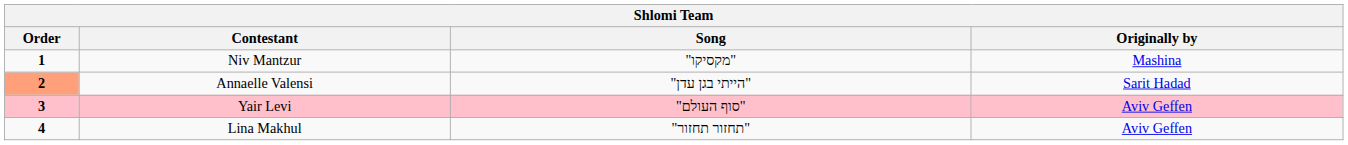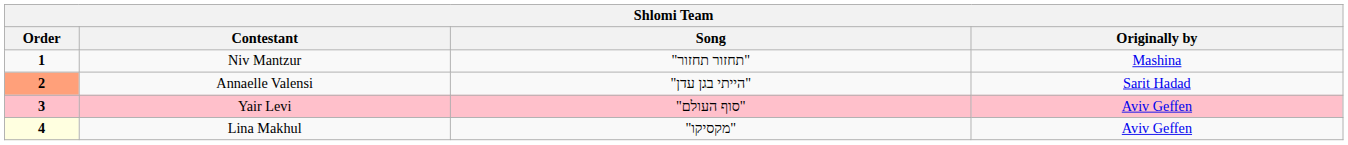(711, 60) "מקסיקו" -> (711, 60) "תחזור תחזור"
(42, 128) no background -> (42, 128) lightyellow background
(711, 128) "תחזור תחזור" -> (711, 128) "מקסיקו"
